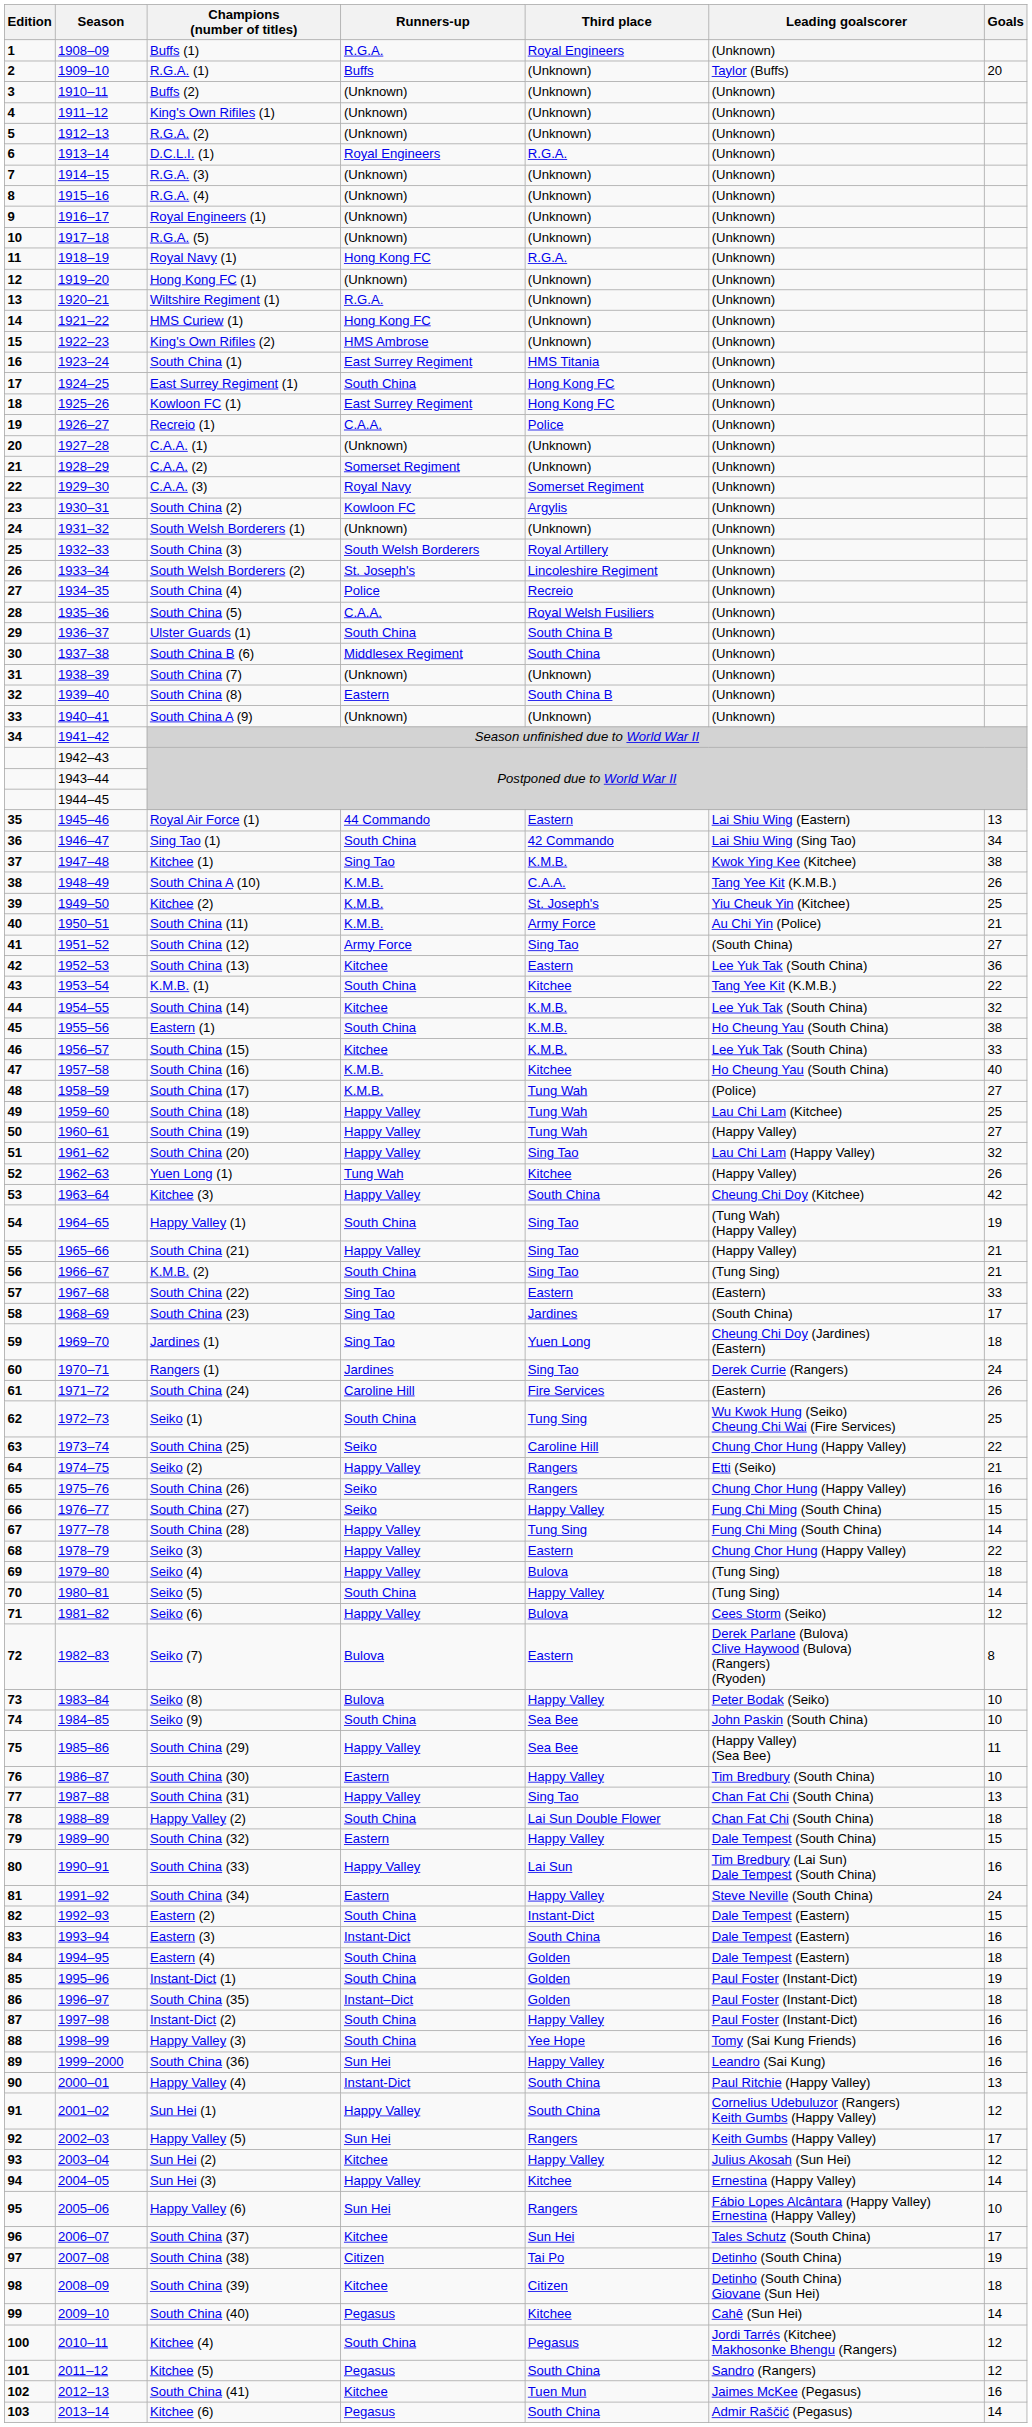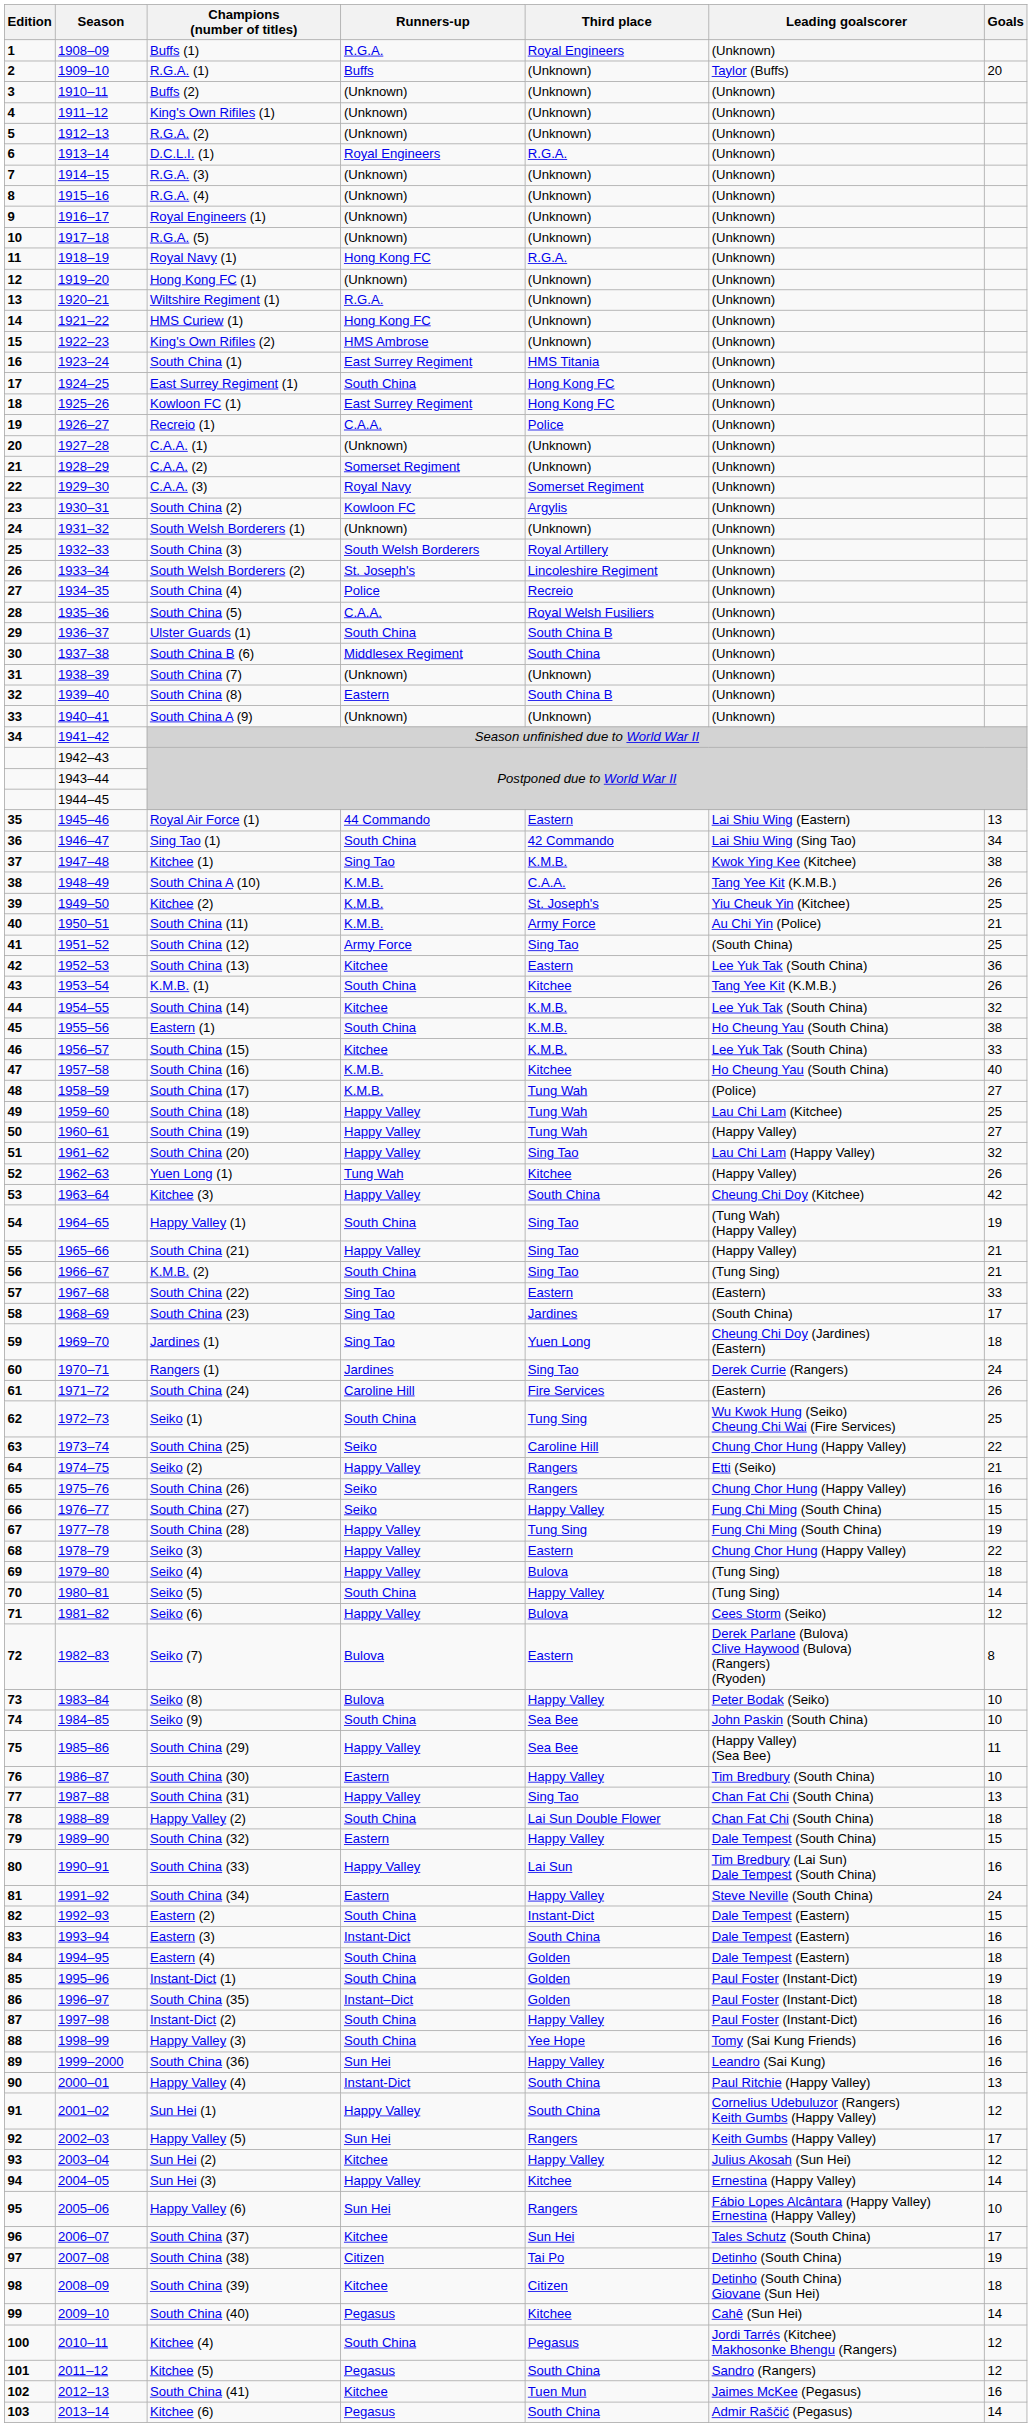(995, 945) 27 -> (995, 945) 25
(995, 986) 22 -> (995, 986) 26
(995, 1530) 14 -> (995, 1530) 19
